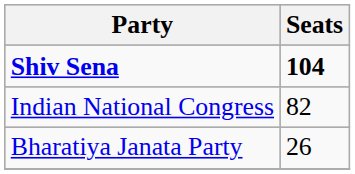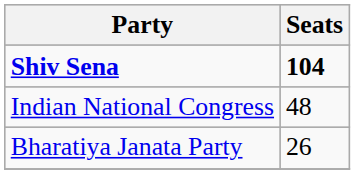(299, 106) 82 -> (299, 106) 48
